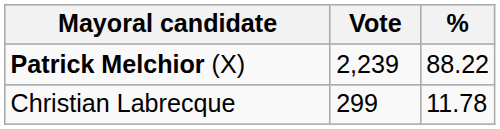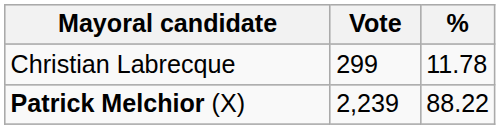rows swapped: (128, 64) <-> (123, 104)
